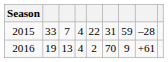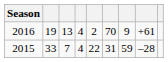rows swapped: (23, 48) <-> (23, 31)
